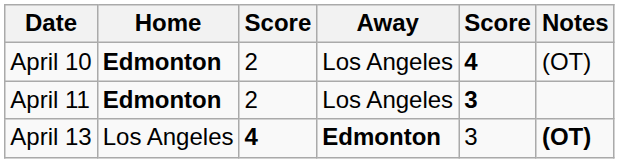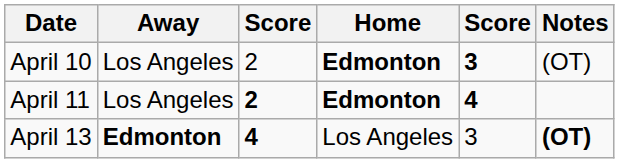columns swapped: (388, 23) <-> (168, 23)
(471, 61) 4 -> (471, 61) 3
(251, 99) normal -> (251, 99) bold
(471, 99) 3 -> (471, 99) 4
